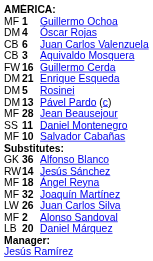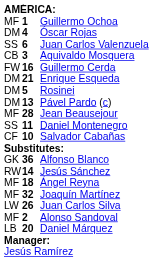(11, 44) CB -> (11, 44) SS
(11, 136) MF -> (11, 136) CF
